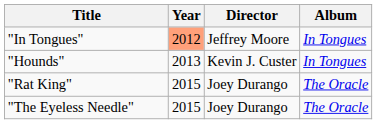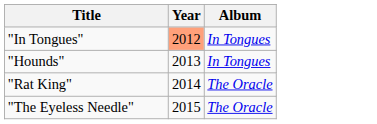- column: (252, 15)
(186, 84) 2015 -> (186, 84) 2014
